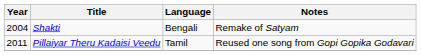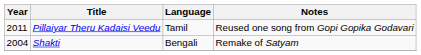rows swapped: (46, 27) <-> (97, 43)
